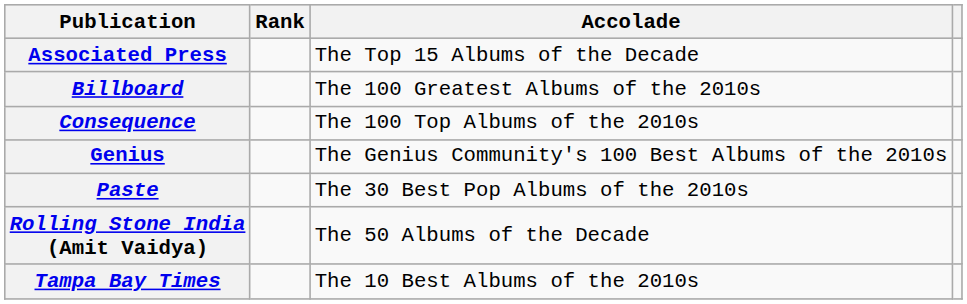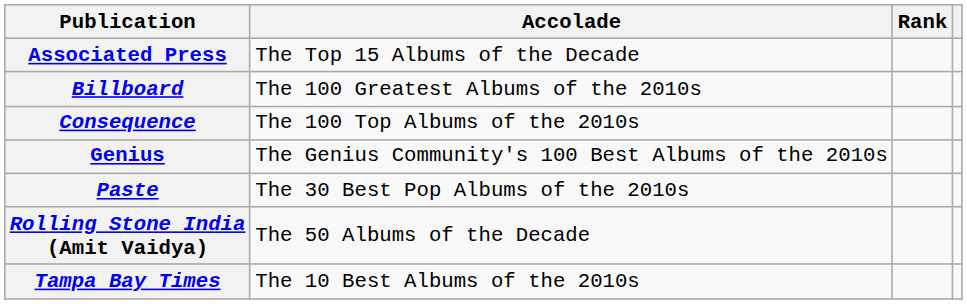columns swapped: (631, 22) <-> (280, 22)
